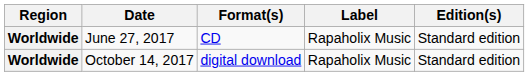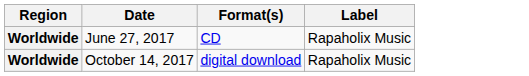- column: (469, 15)
